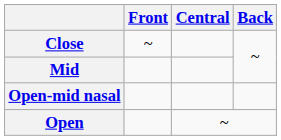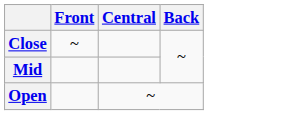- row: (64, 95)
